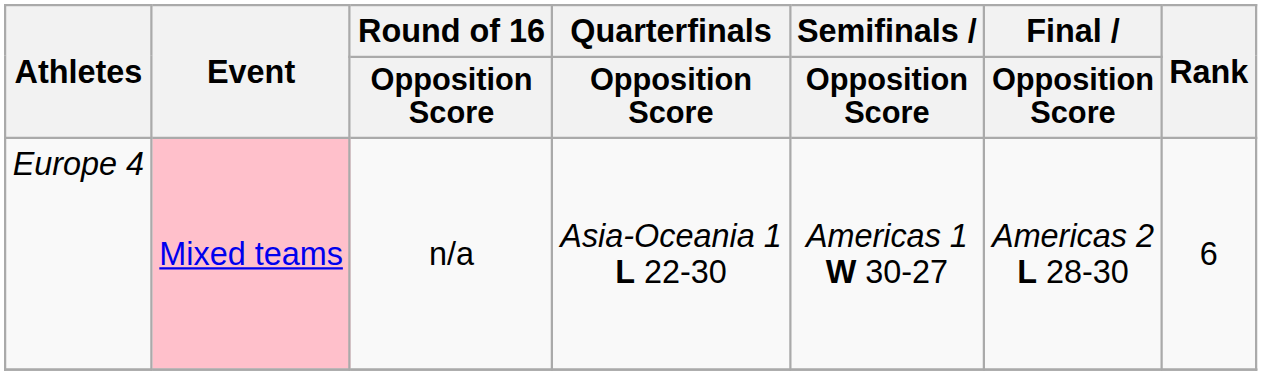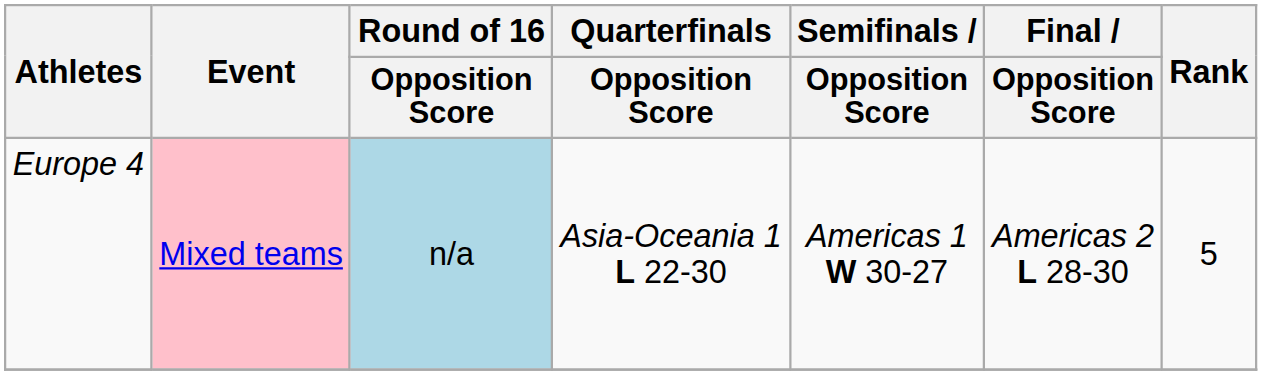(452, 254) no background -> (452, 254) lightblue background
(1209, 254) 6 -> (1209, 254) 5
